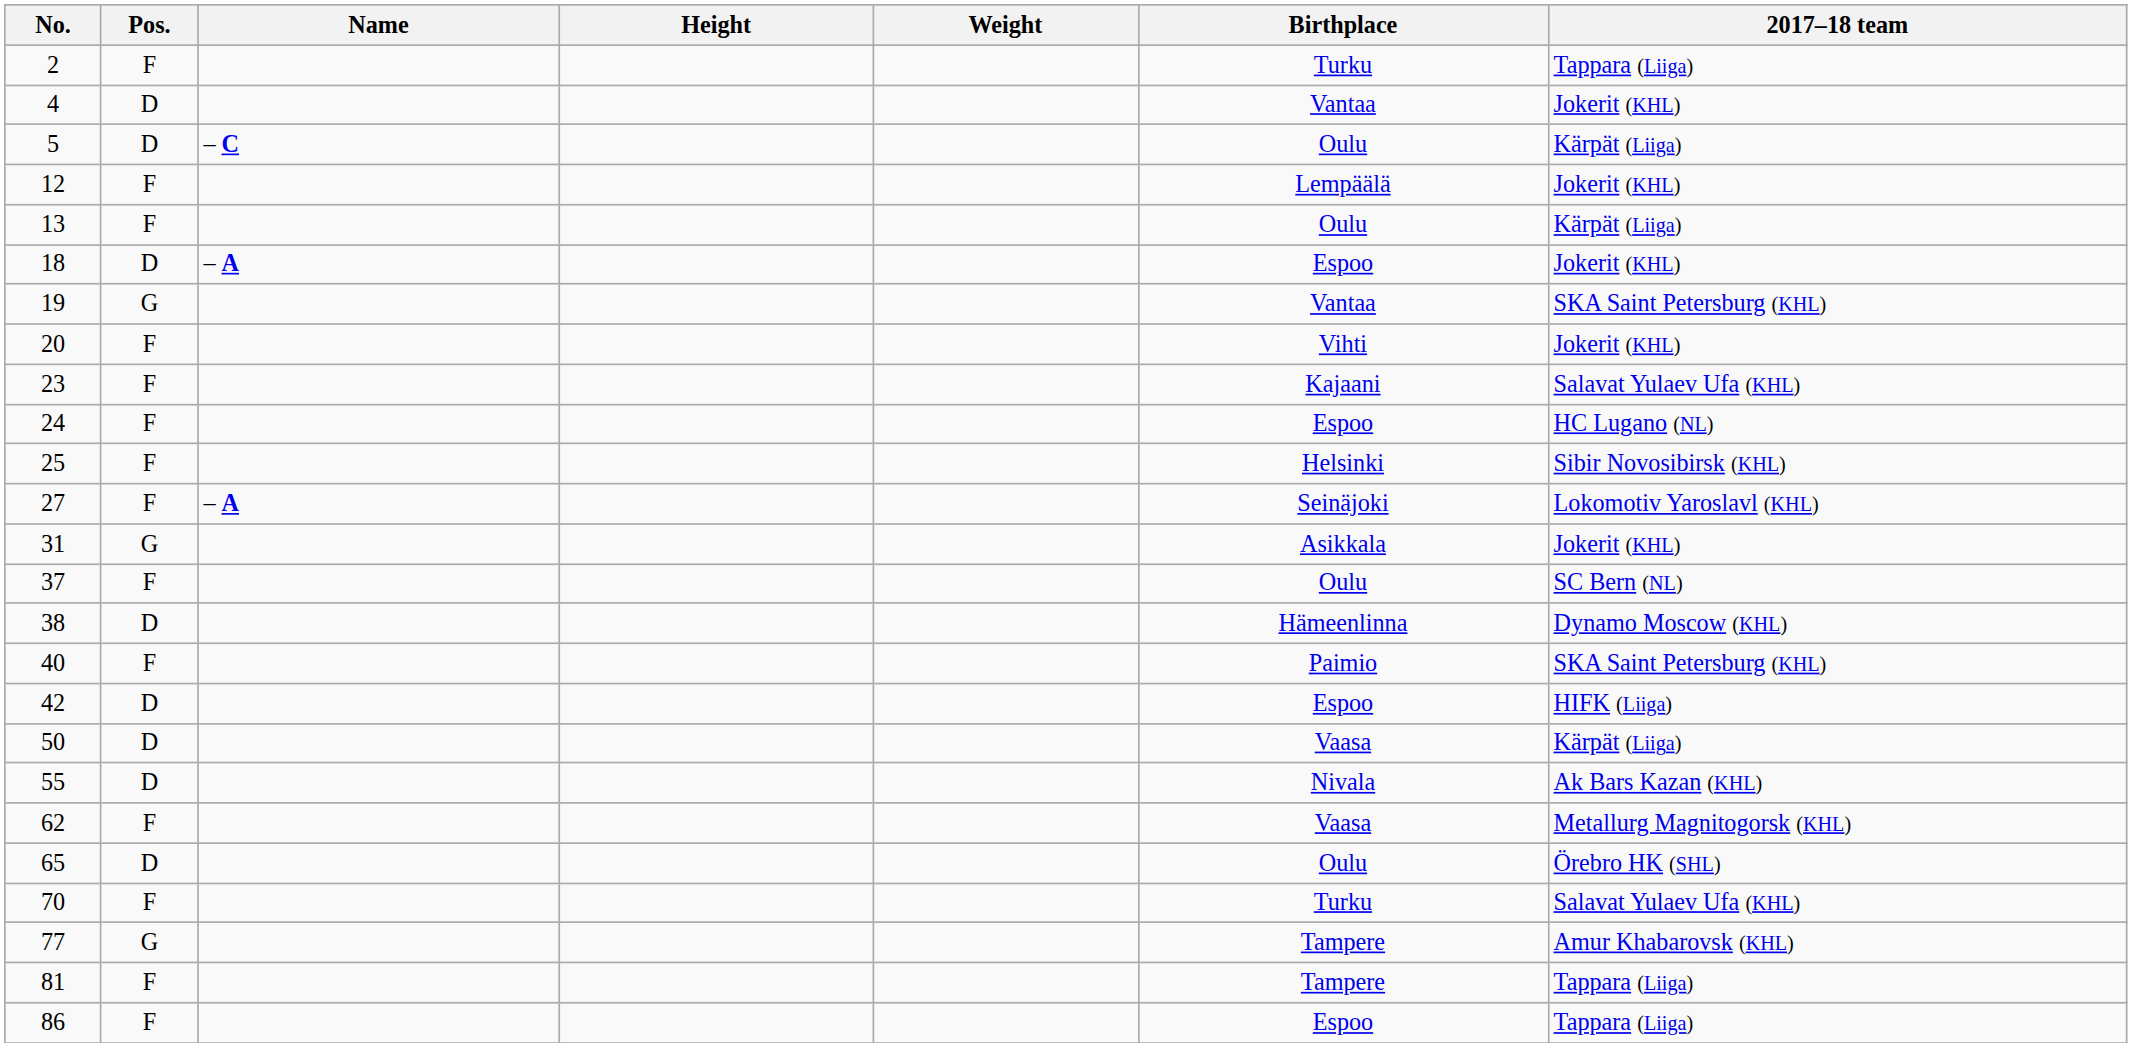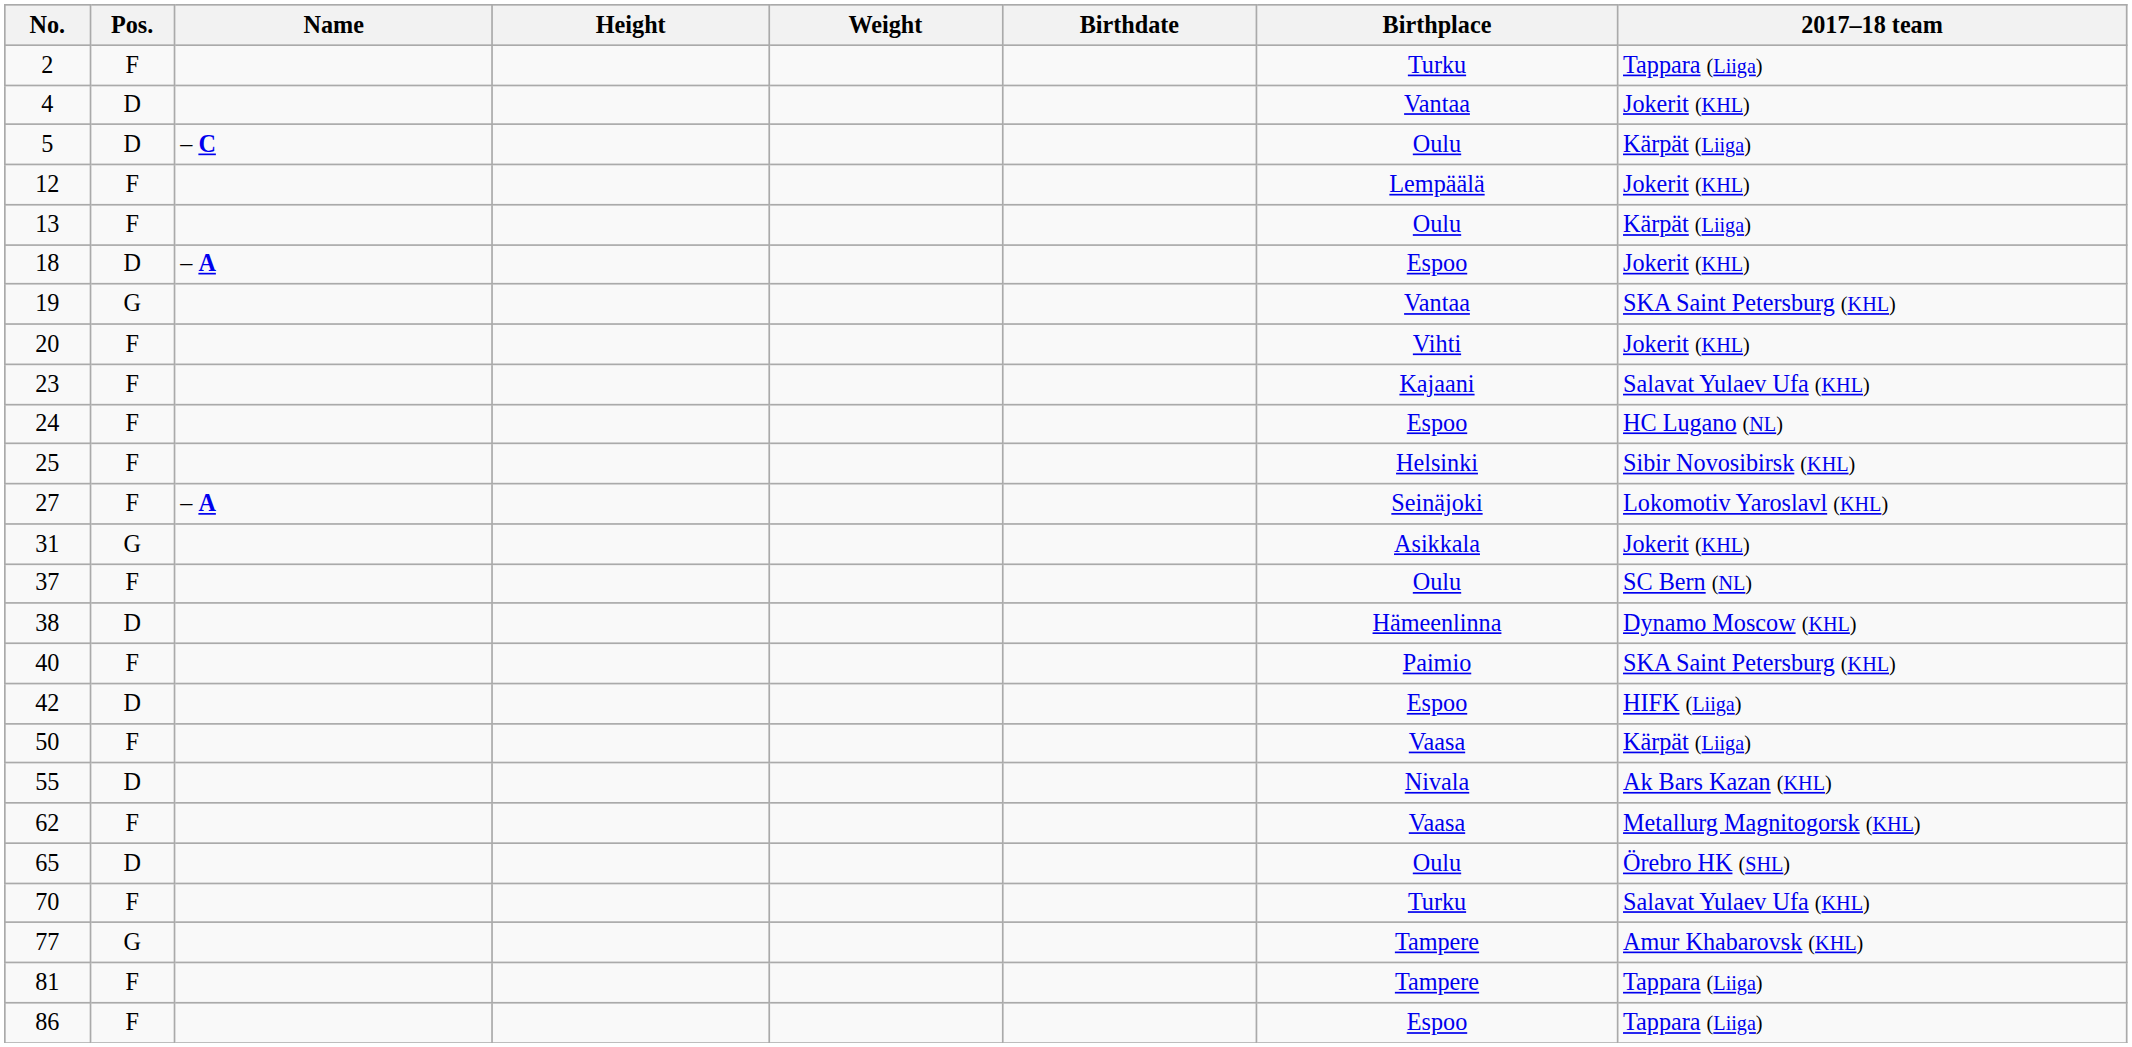+ column: (1129, 24)
(150, 743) D -> (132, 743) F
